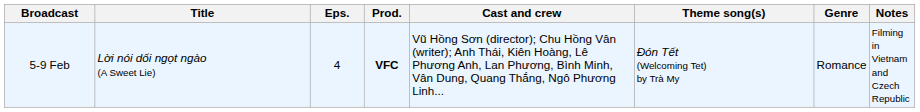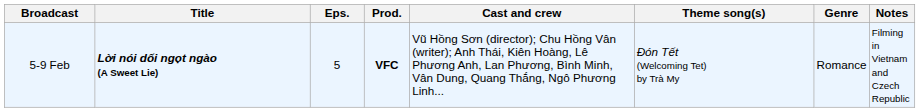(152, 65) normal -> (157, 65) bold
(337, 65) 4 -> (337, 65) 5
